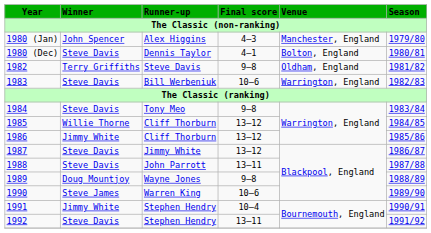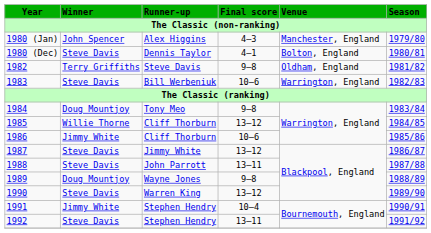(91, 109) Steve Davis -> (96, 109) Doug Mountjoy
(249, 137) 13–12 -> (249, 137) 10–6
(91, 193) Steve James -> (91, 193) Steve Davis
(249, 193) 10–6 -> (249, 193) 13–12
